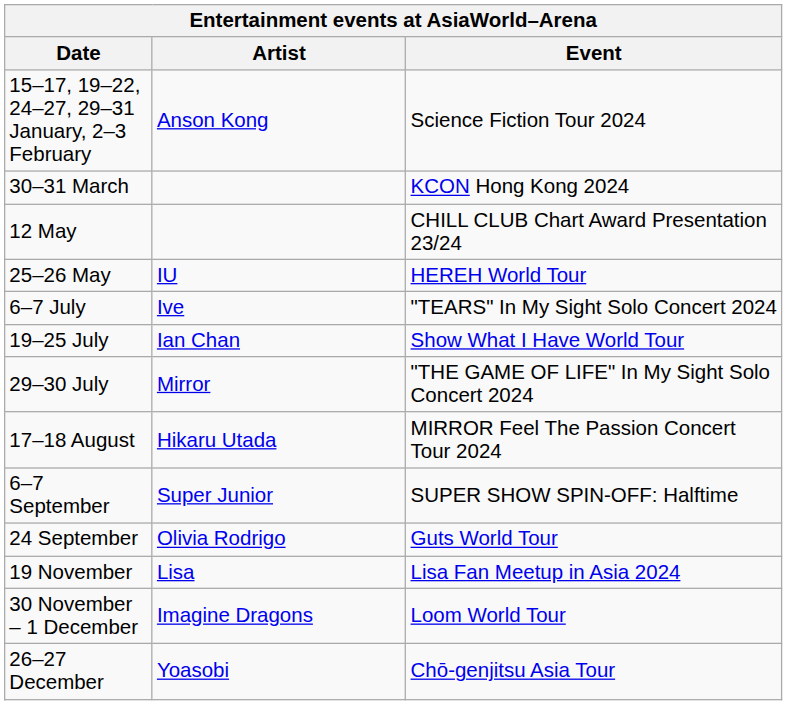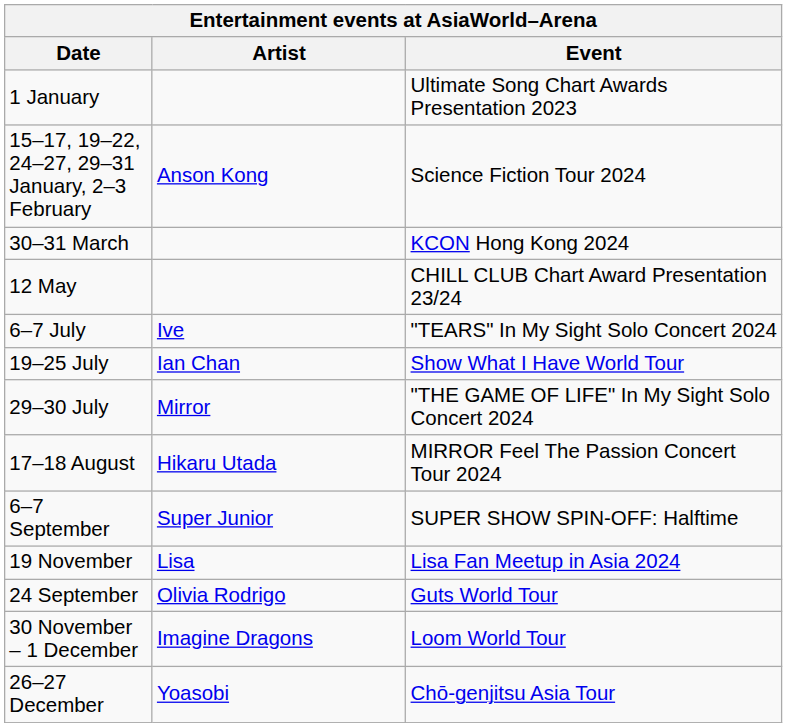+ row: (54, 97)
- row: (60, 275)
rows swapped: (74, 539) <-> (71, 571)
